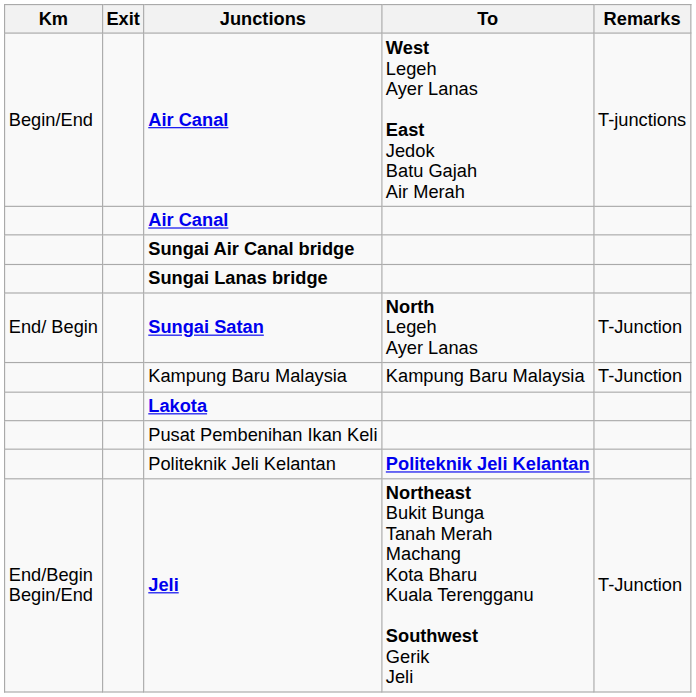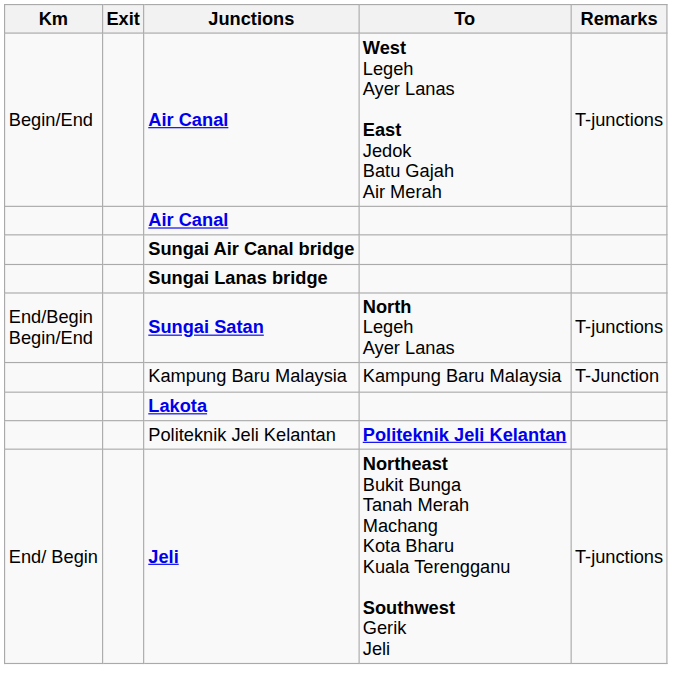(53, 327) End/ Begin -> (51, 327) End/Begin Begin/End
(640, 327) T-Junction -> (619, 327) T-junctions
- row: (263, 435)
(51, 585) End/Begin Begin/End -> (53, 556) End/ Begin
(640, 585) T-Junction -> (619, 556) T-junctions
